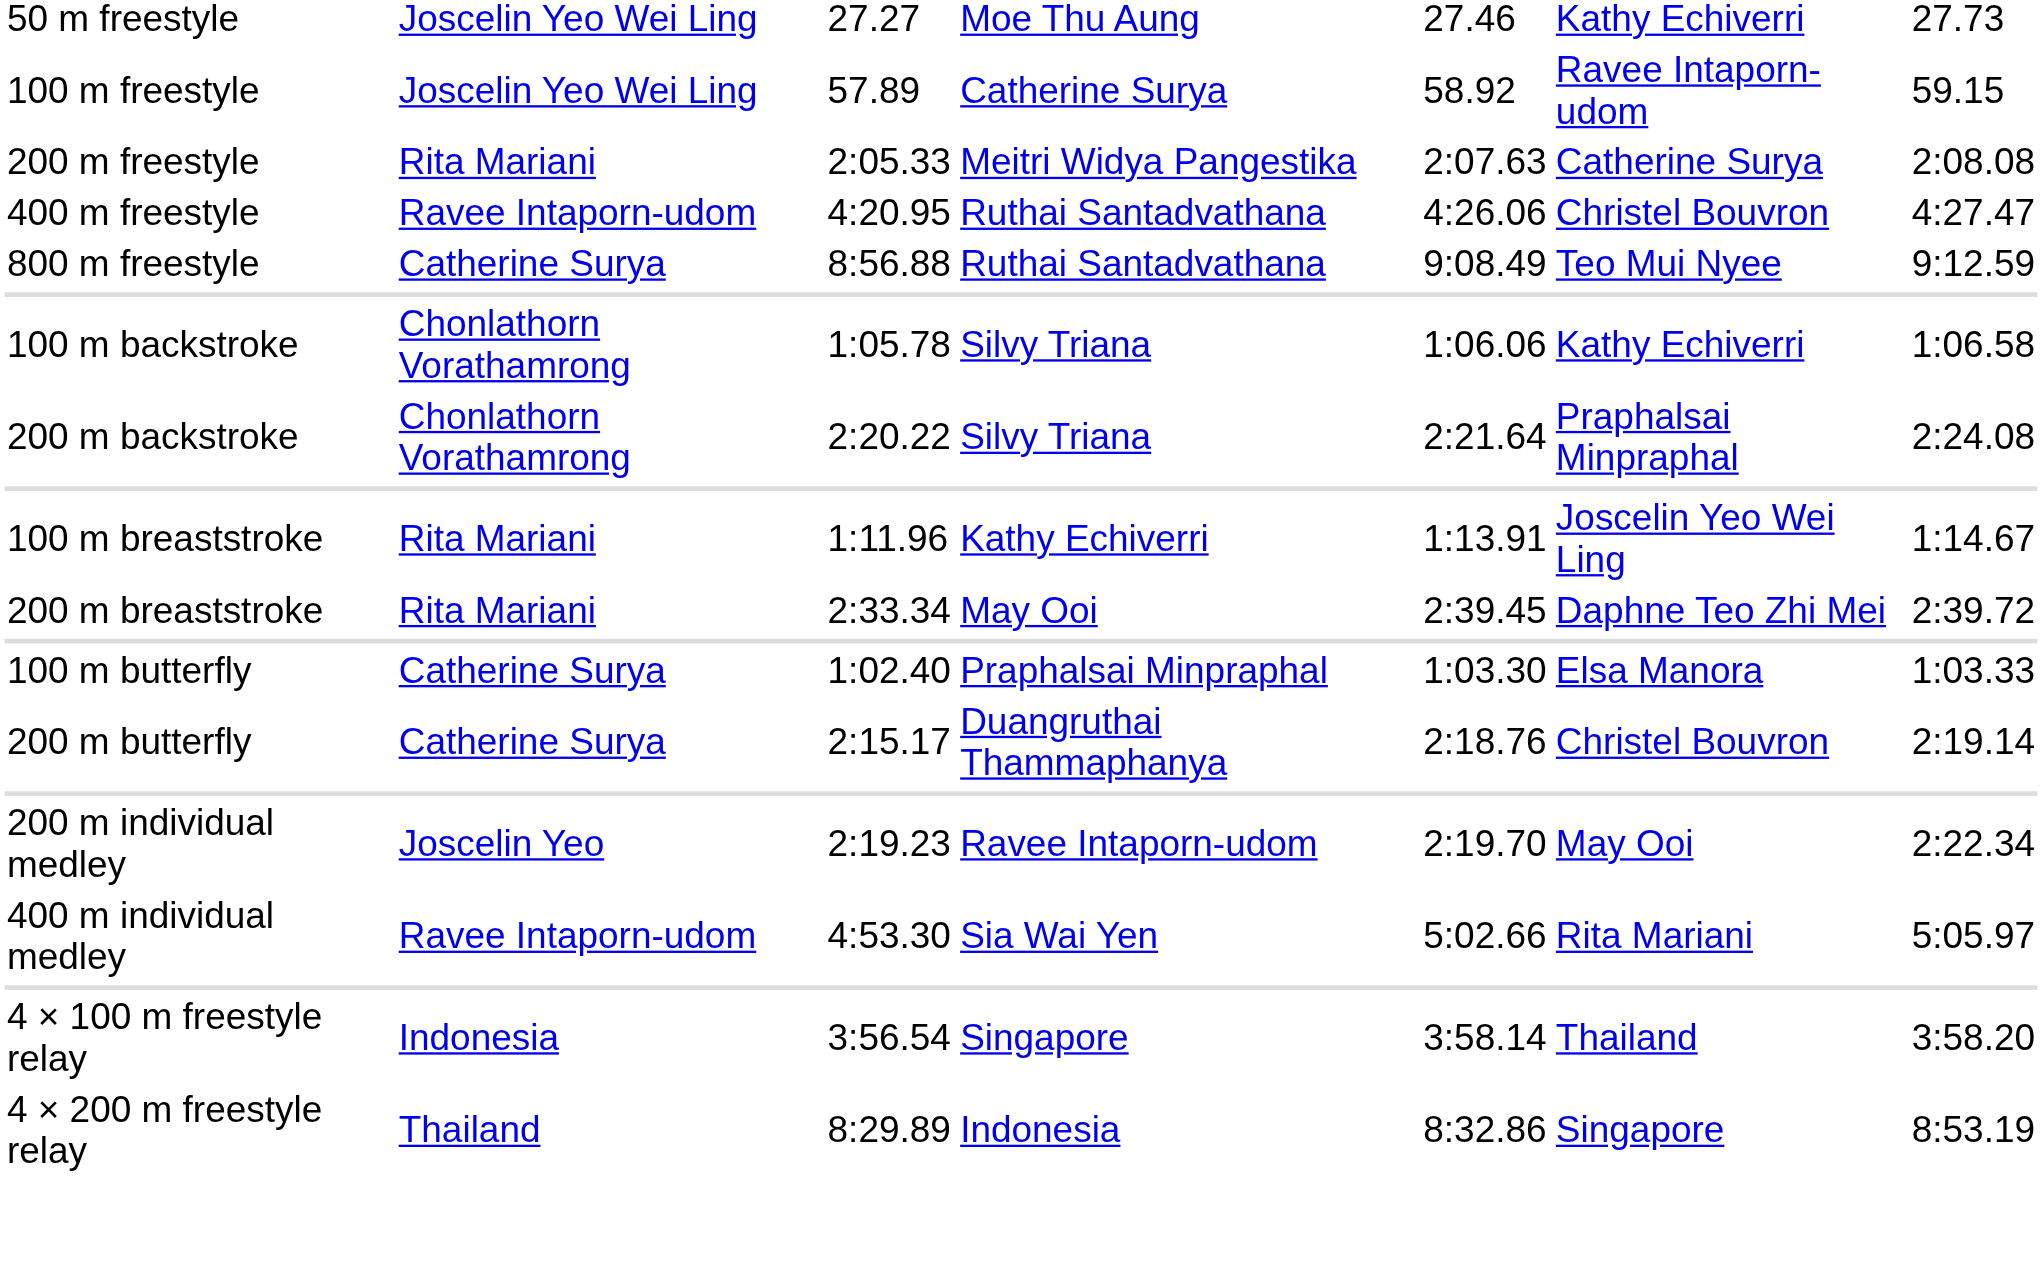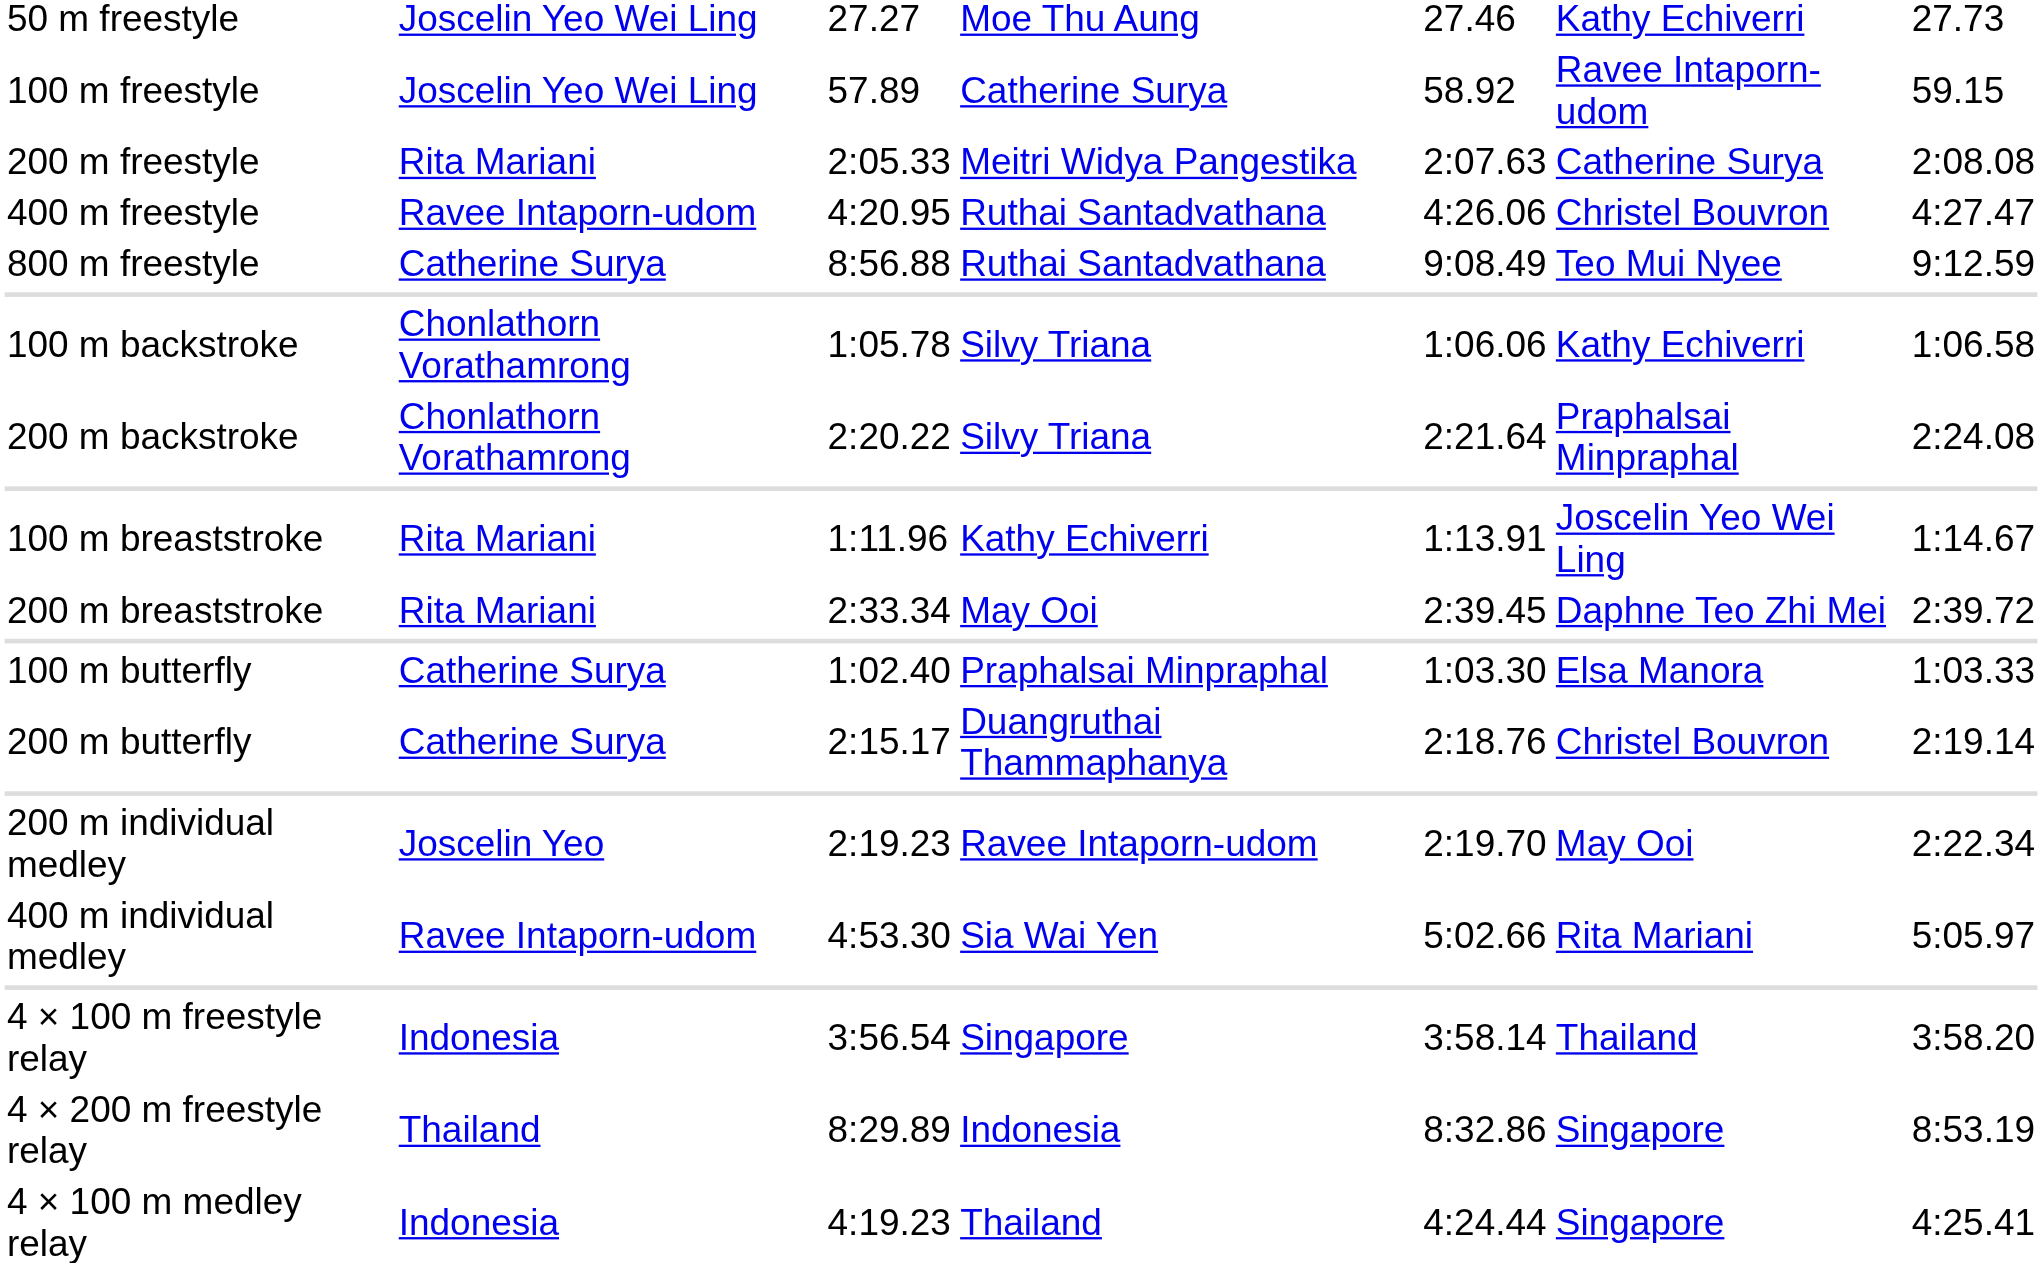+ row: (154, 1222)
